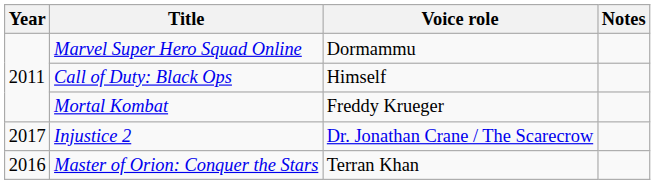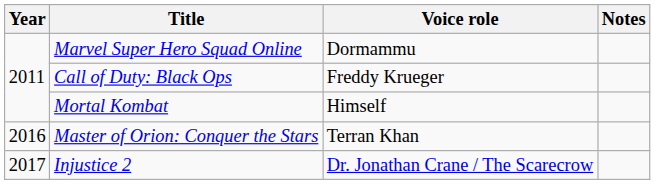(356, 77) Himself -> (385, 77) Freddy Krueger
(385, 106) Freddy Krueger -> (356, 106) Himself
rows swapped: (186, 164) <-> (93, 135)
